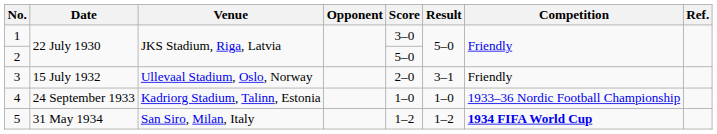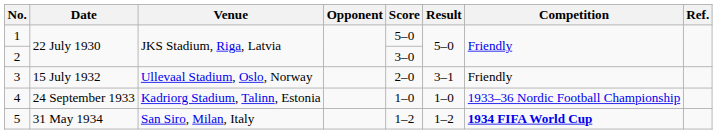(404, 35) 3–0 -> (404, 35) 5–0
(404, 56) 5–0 -> (404, 56) 3–0
